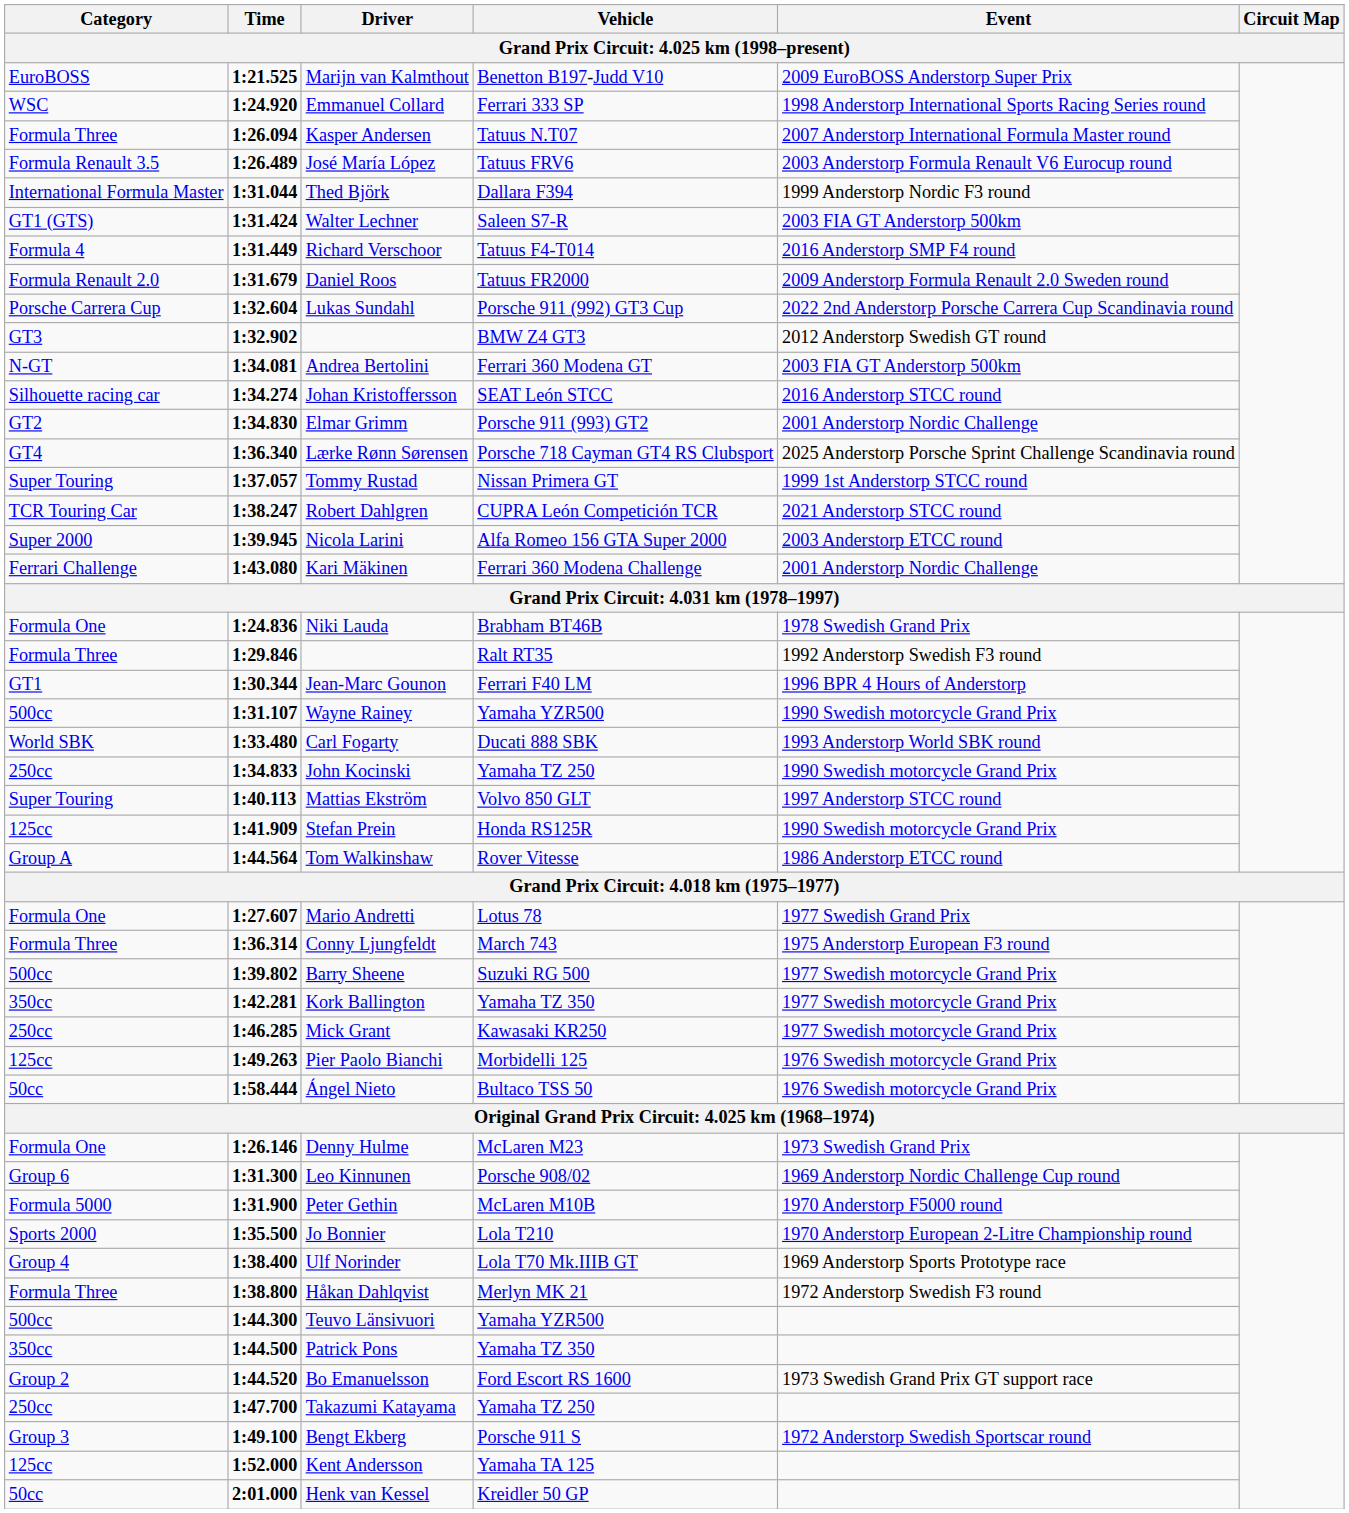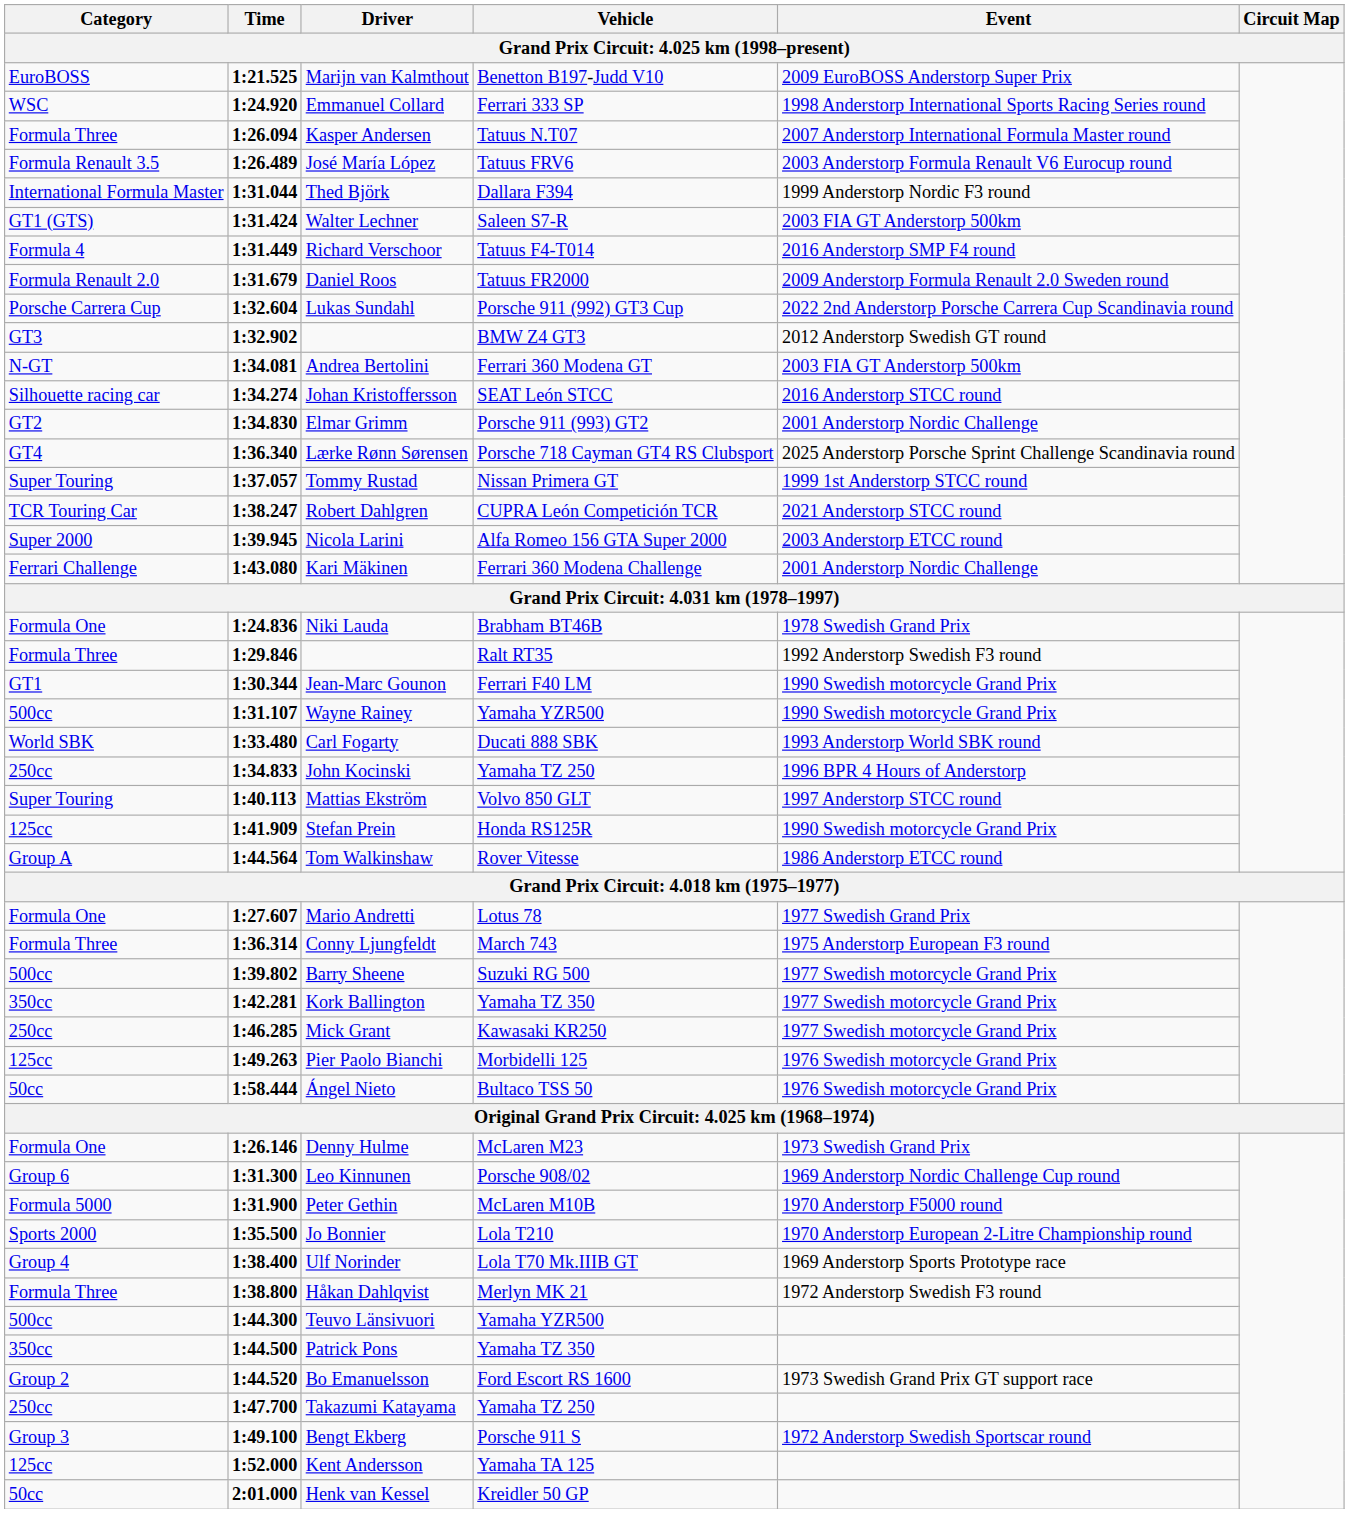(904, 684) 1996 BPR 4 Hours of Anderstorp -> (919, 684) 1990 Swedish motorcycle Grand Prix
(919, 771) 1990 Swedish motorcycle Grand Prix -> (904, 771) 1996 BPR 4 Hours of Anderstorp
